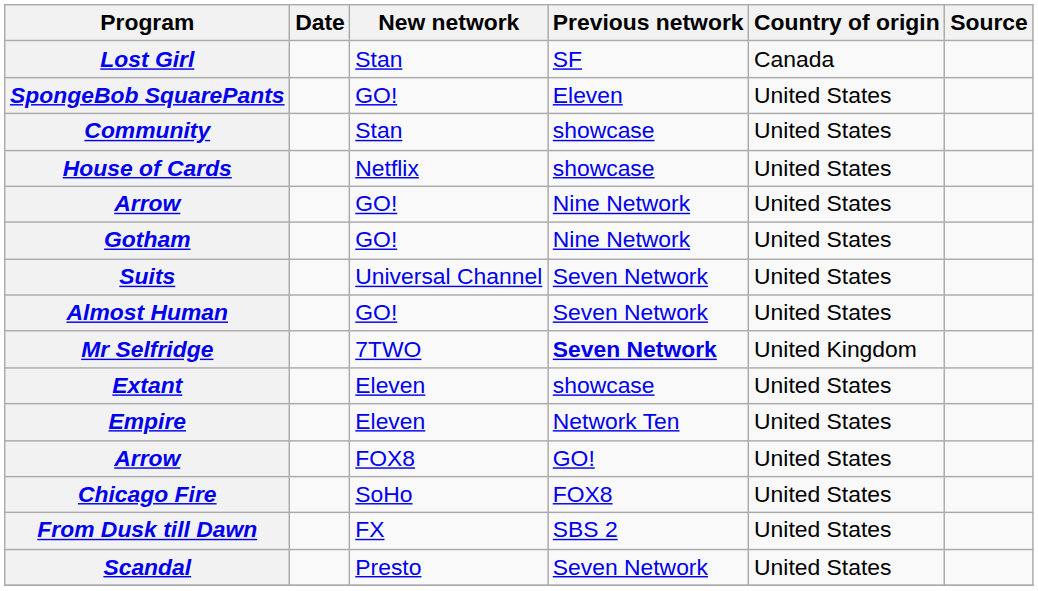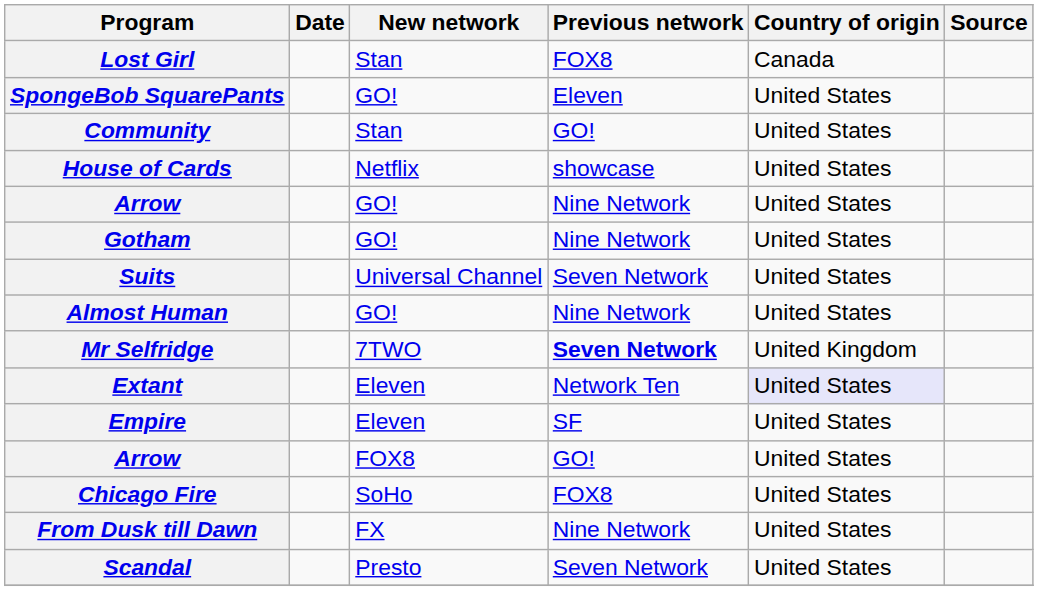(567, 58) SF -> (583, 58) FOX8
(604, 131) showcase -> (574, 131) GO!
(630, 312) Seven Network -> (621, 312) Nine Network
(604, 385) showcase -> (616, 385) Network Ten
(823, 385) no background -> (823, 385) lavender background
(616, 421) Network Ten -> (567, 421) SF
(585, 530) SBS 2 -> (621, 530) Nine Network
